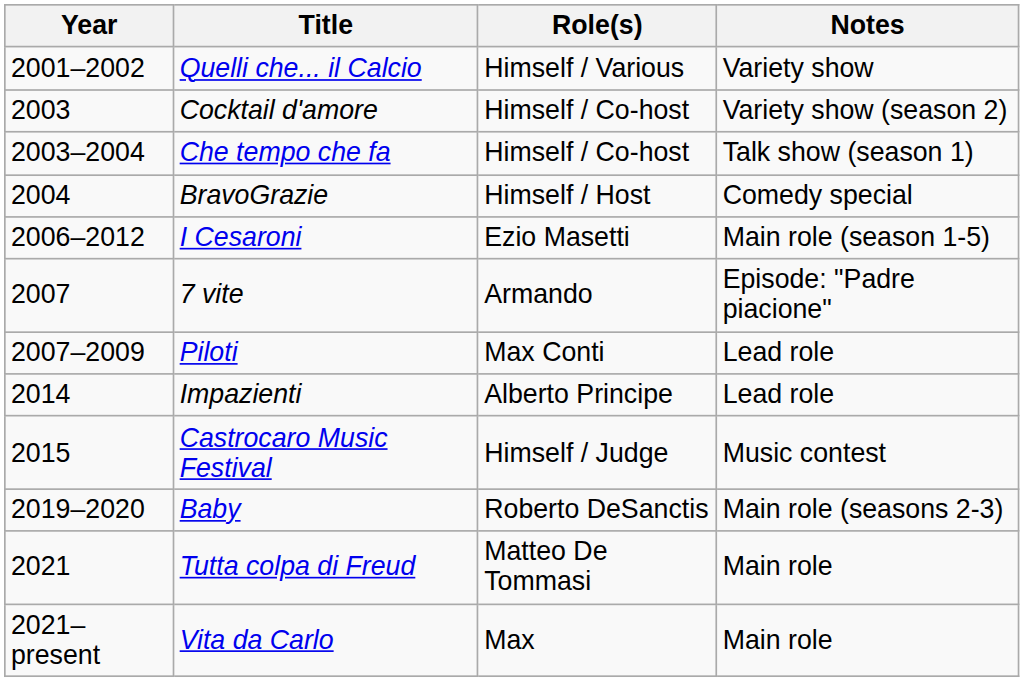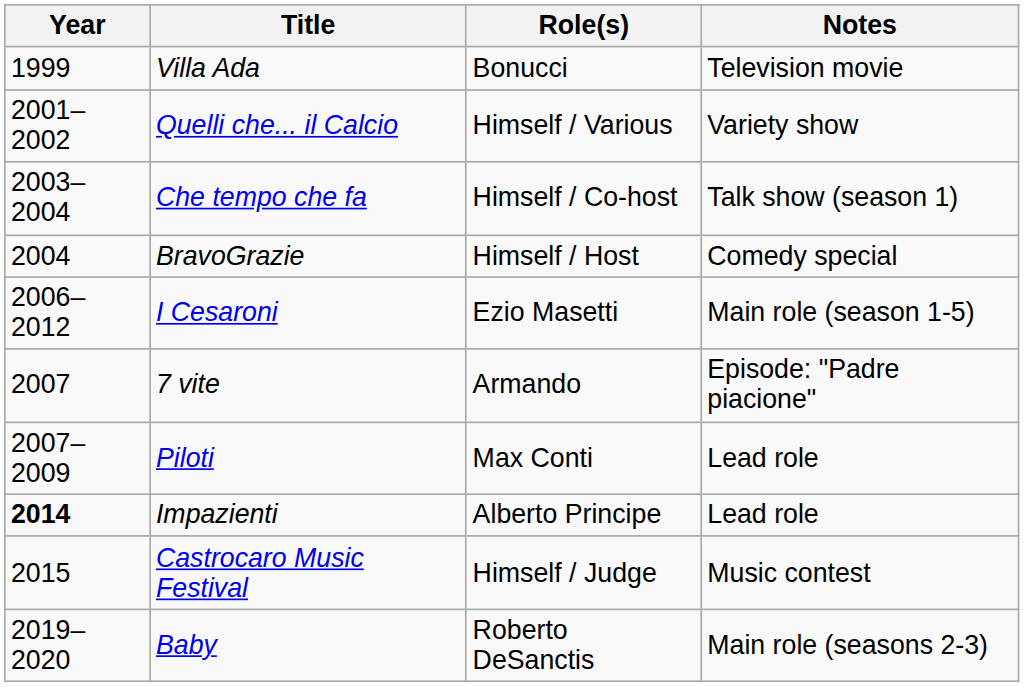+ row: (208, 68)
- row: (279, 110)
(41, 394) normal -> (41, 514) bold
- row: (297, 566)
- row: (257, 639)
